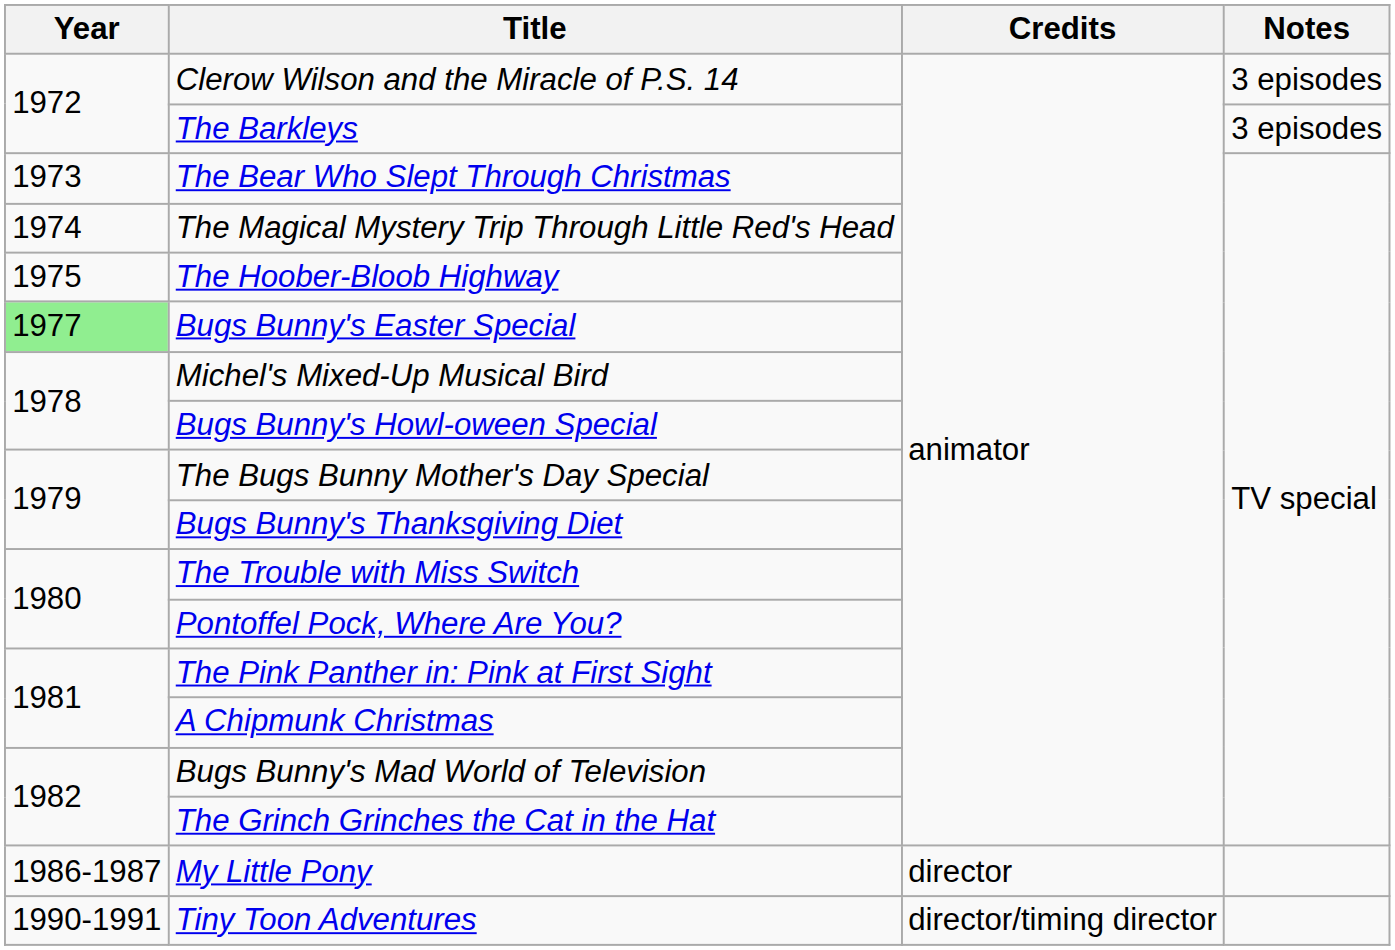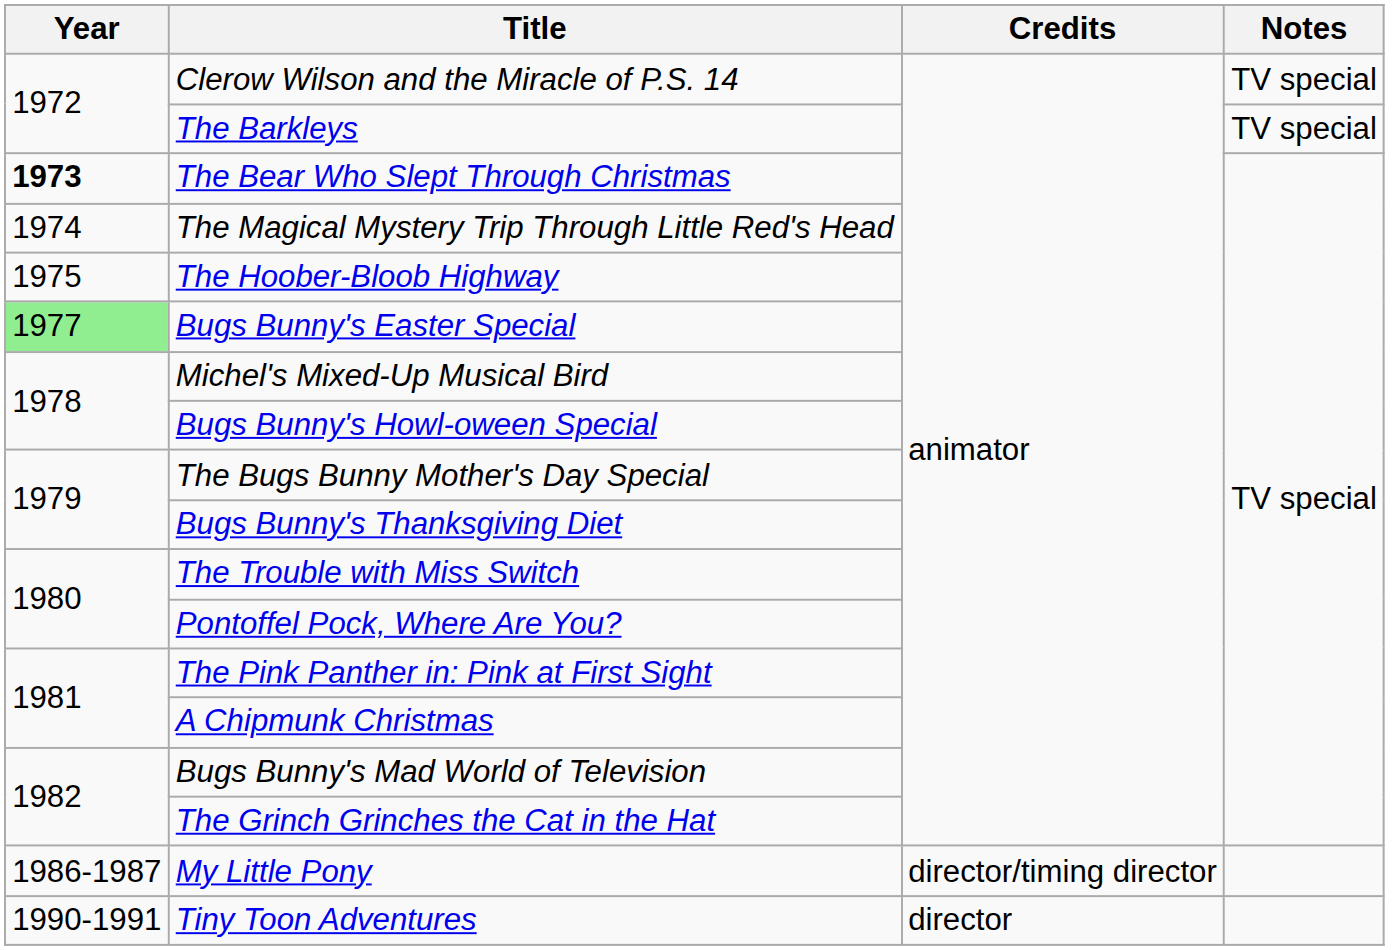(1307, 78) 3 episodes -> (1304, 78) TV special
(1307, 128) 3 episodes -> (1304, 128) TV special
(47, 177) normal -> (47, 177) bold
(960, 870) director -> (1063, 870) director/timing director
(1063, 919) director/timing director -> (960, 919) director
